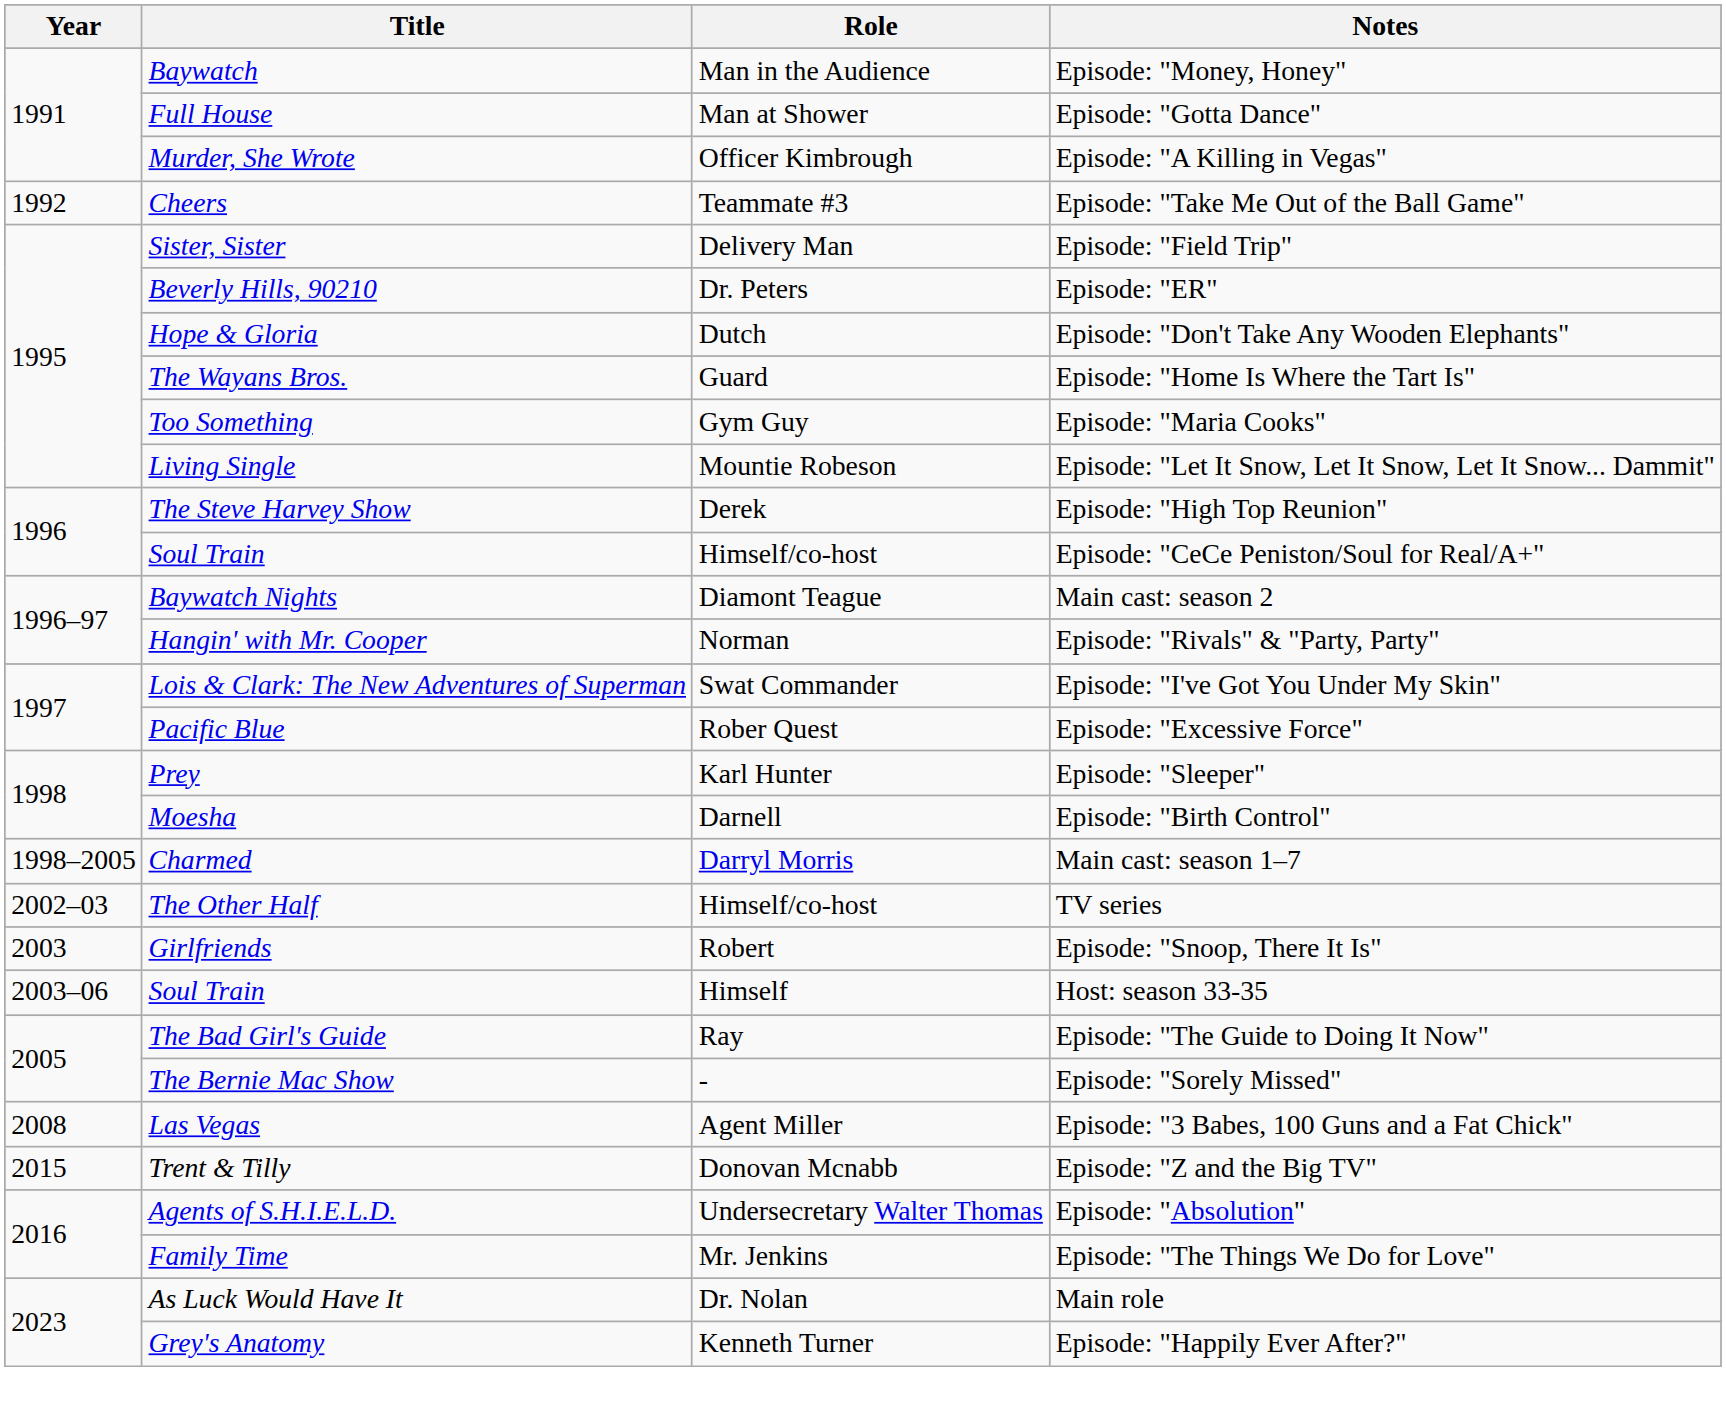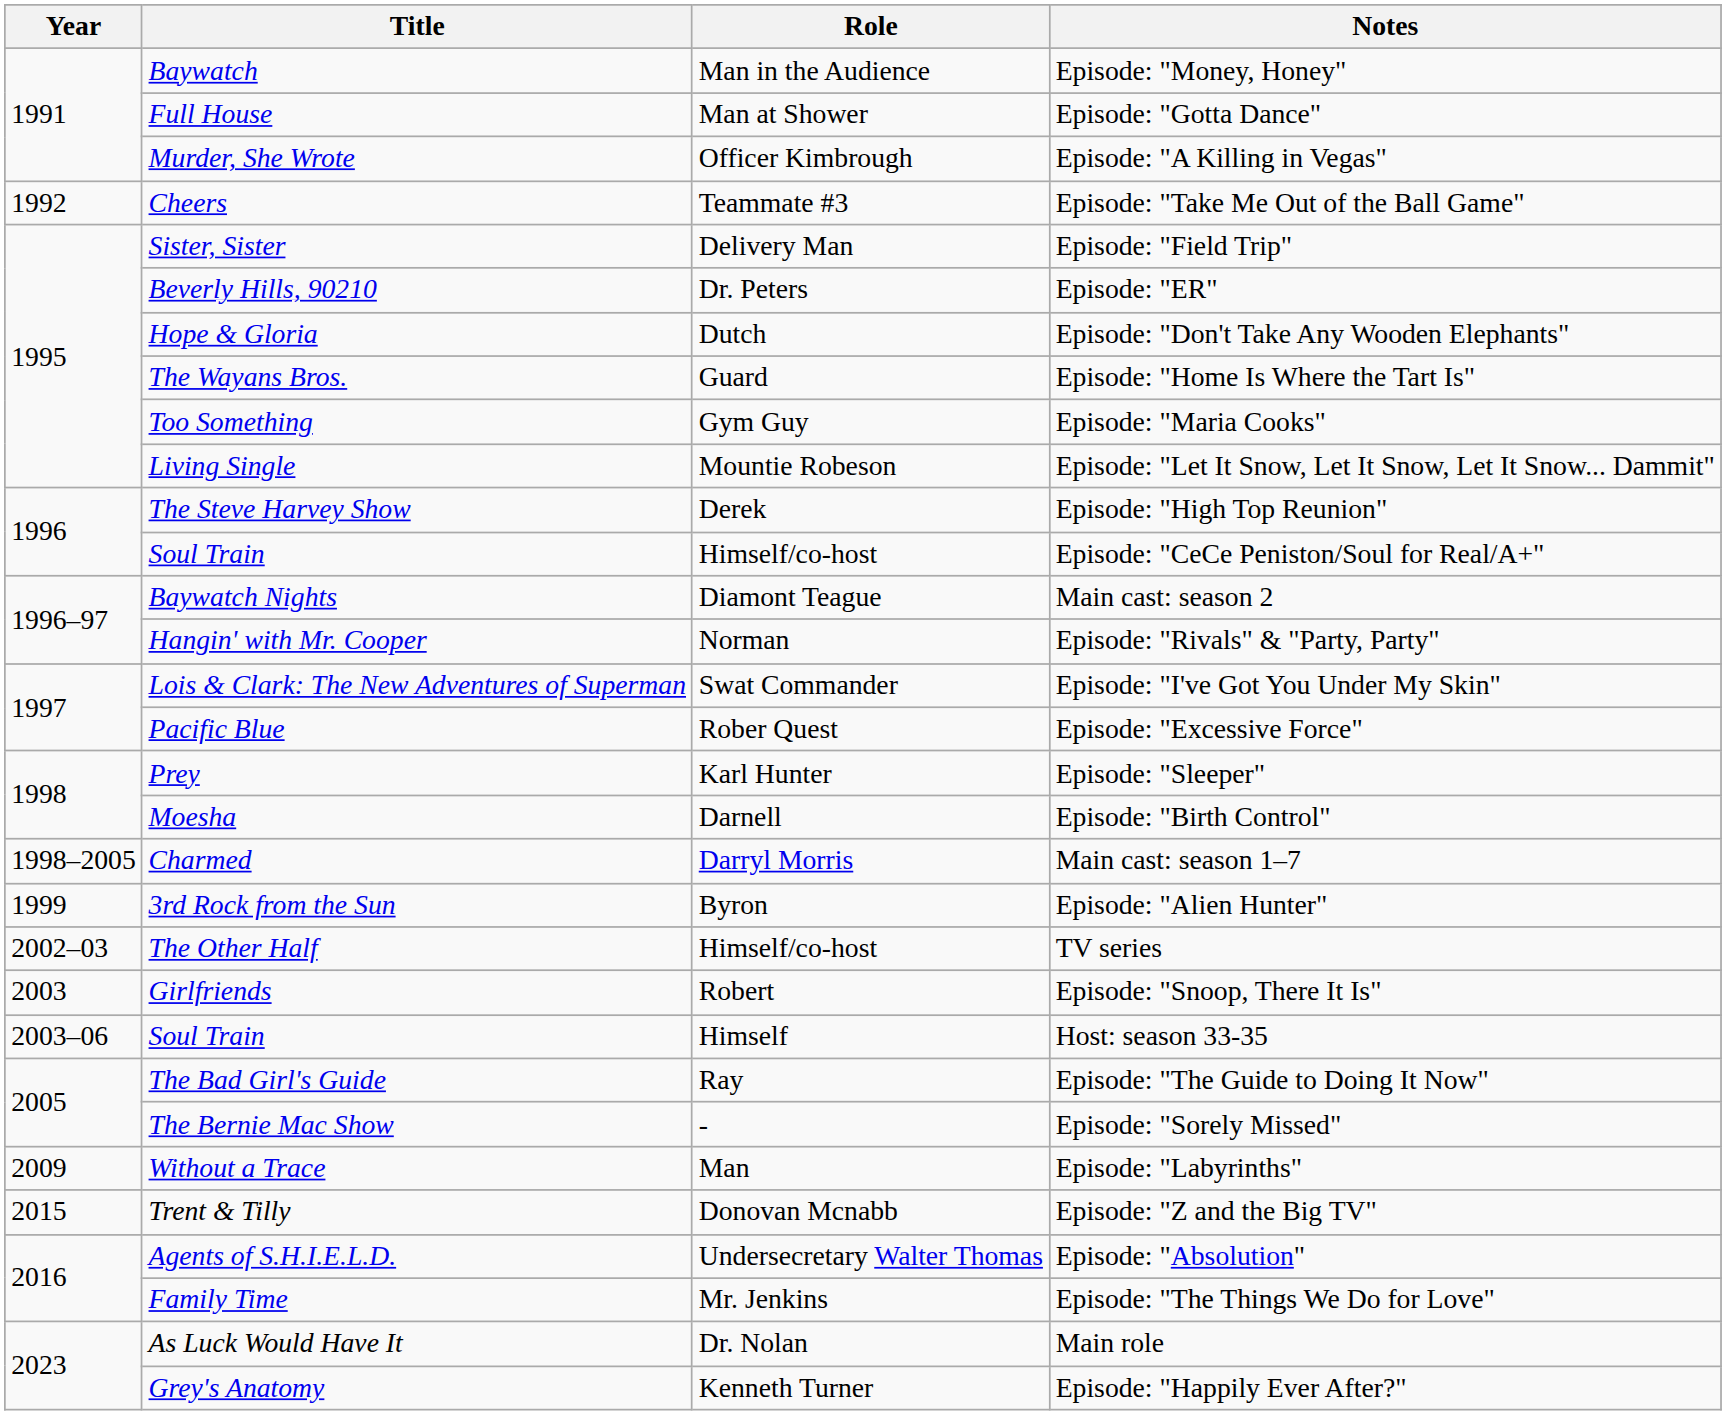+ row: (1192, 904)
- row: (1314, 1123)
+ row: (1179, 1167)
